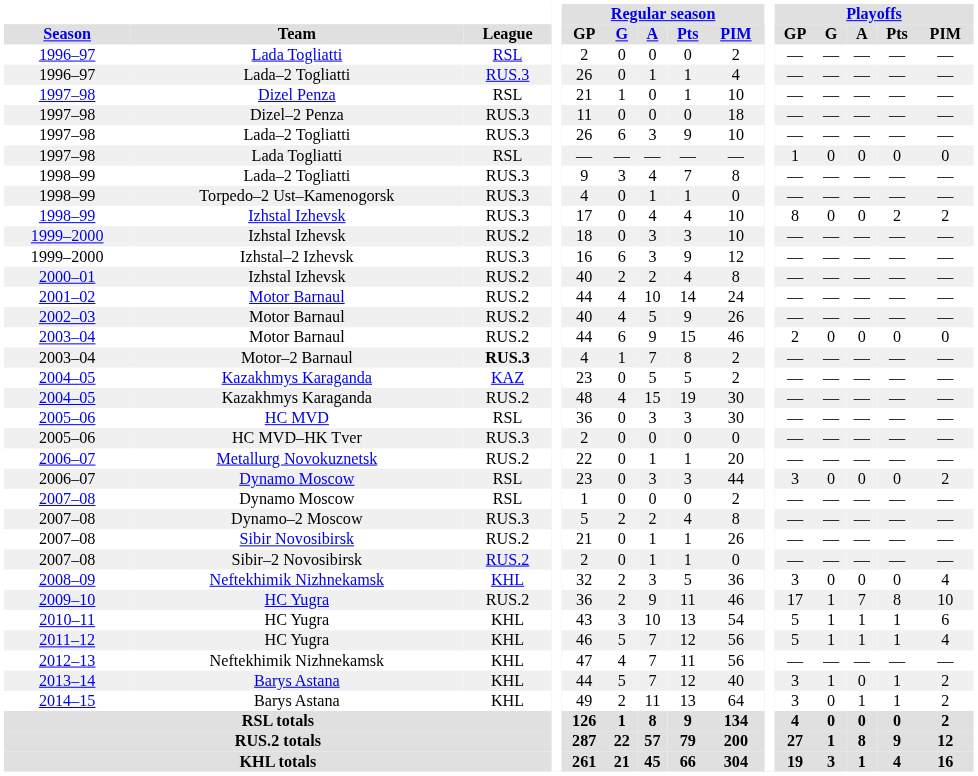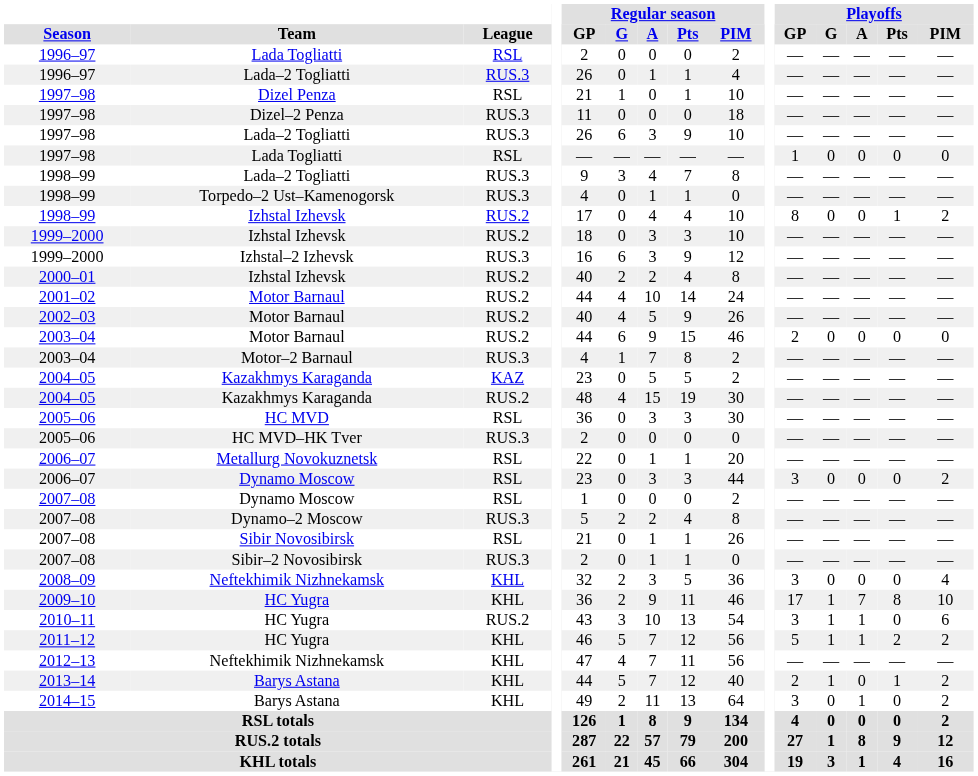(508, 216) RUS.3 -> (508, 216) RUS.2
(897, 216) 2 -> (897, 216) 1
(508, 357) bold -> (508, 357) normal
(508, 458) RUS.2 -> (508, 458) RSL
(508, 539) RUS.2 -> (508, 539) RSL
(508, 559) RUS.2 -> (508, 559) RUS.3
(508, 599) RUS.2 -> (508, 599) KHL
(508, 620) KHL -> (508, 620) RUS.2
(795, 620) 5 -> (795, 620) 3
(897, 620) 1 -> (897, 620) 0
(897, 640) 1 -> (897, 640) 2
(945, 640) 4 -> (945, 640) 2
(795, 680) 3 -> (795, 680) 2
(897, 700) 1 -> (897, 700) 0
